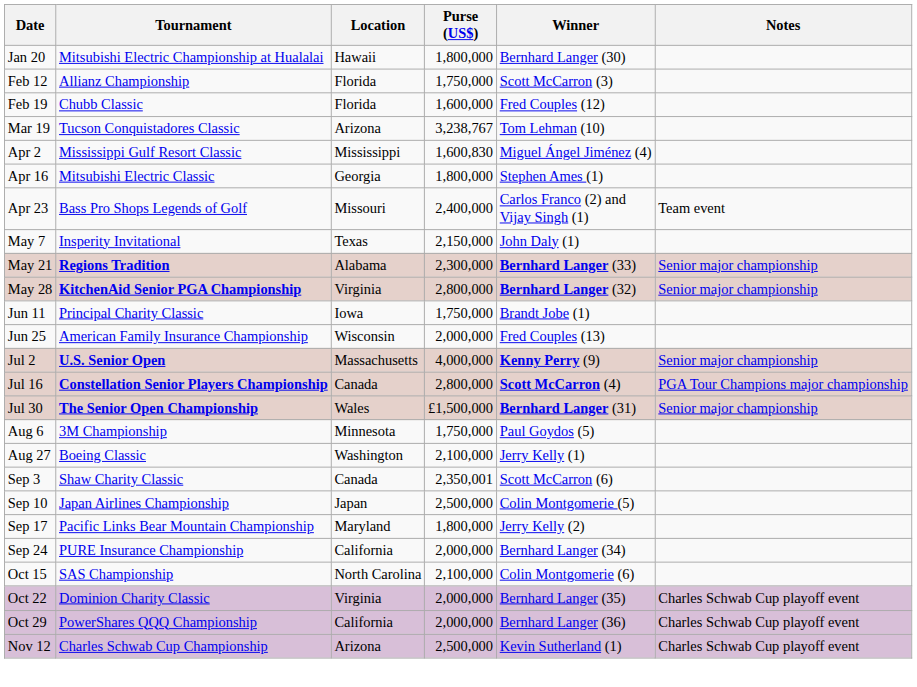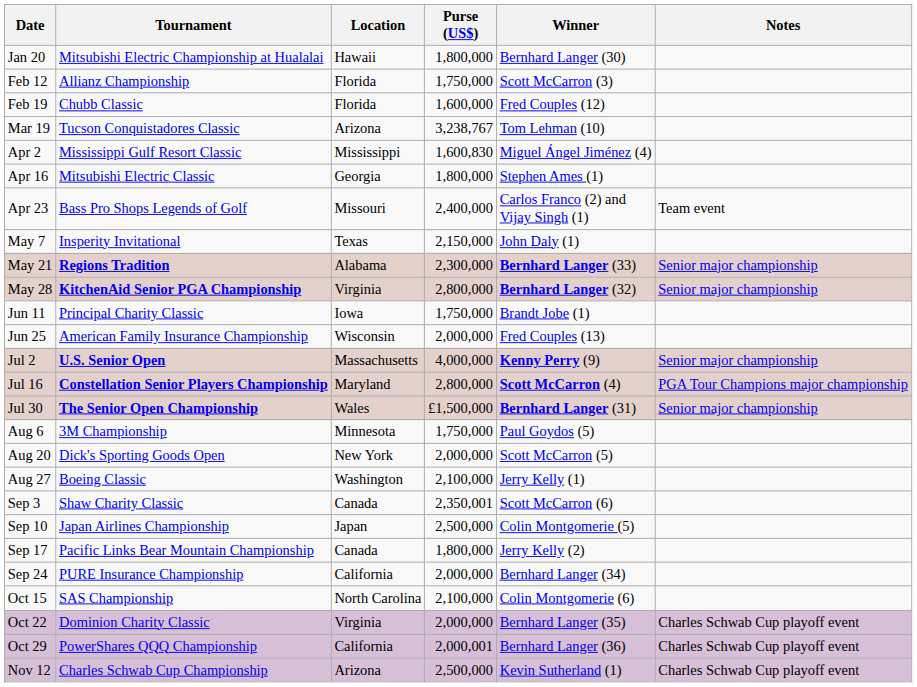(356, 384) Canada -> (362, 384) Maryland
+ row: (29, 455)
(362, 526) Maryland -> (356, 550) Canada
(464, 622) 2,000,000 -> (464, 646) 2,000,001
